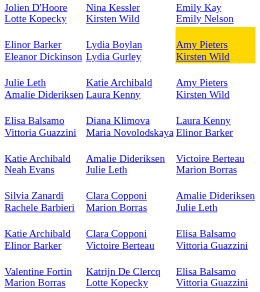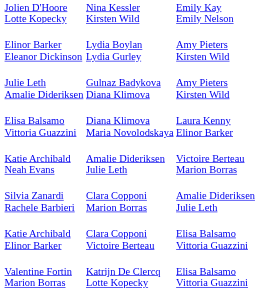(203, 51) gold background -> (203, 51) no background
+ row: (123, 88)
- row: (119, 88)
